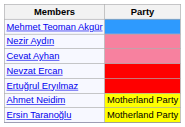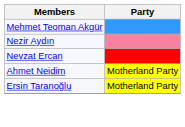- row: (33, 56)
- row: (42, 86)
